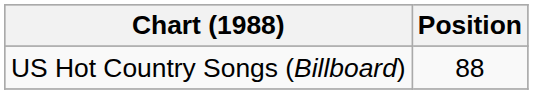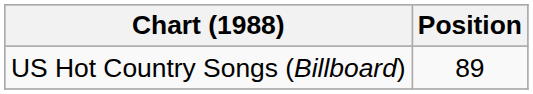(470, 67) 88 -> (470, 67) 89
